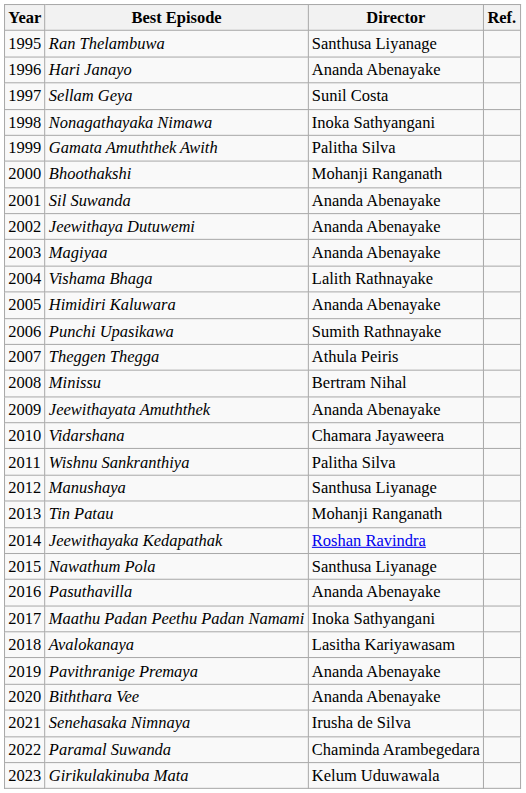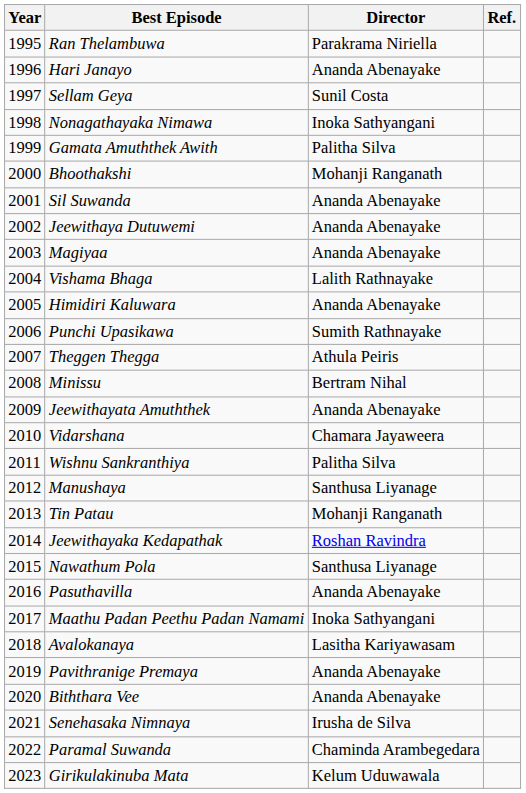(374, 43) Santhusa Liyanage -> (374, 43) Parakrama Niriella
